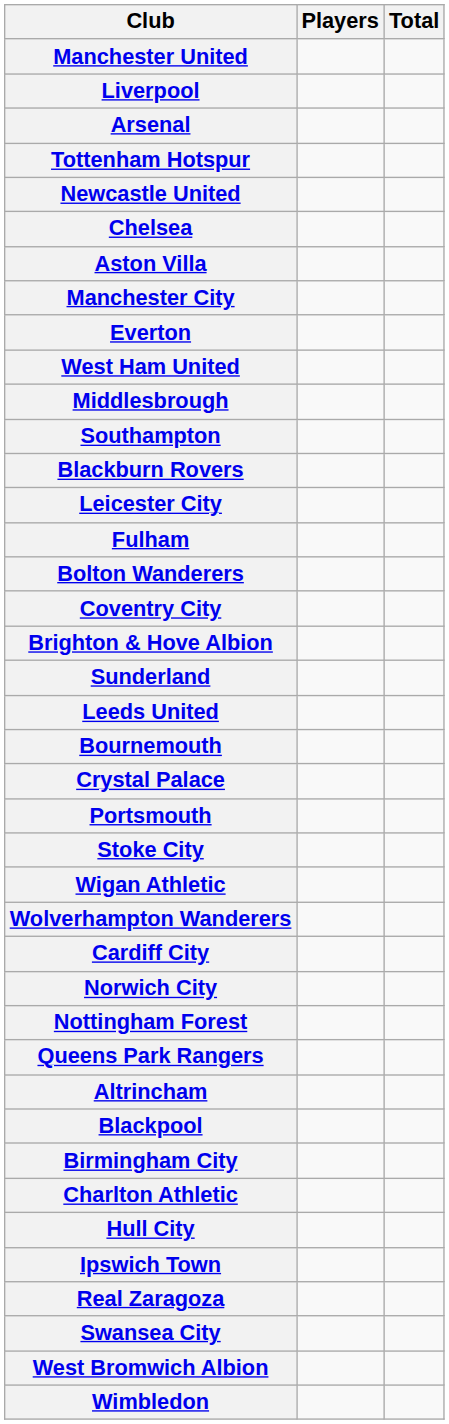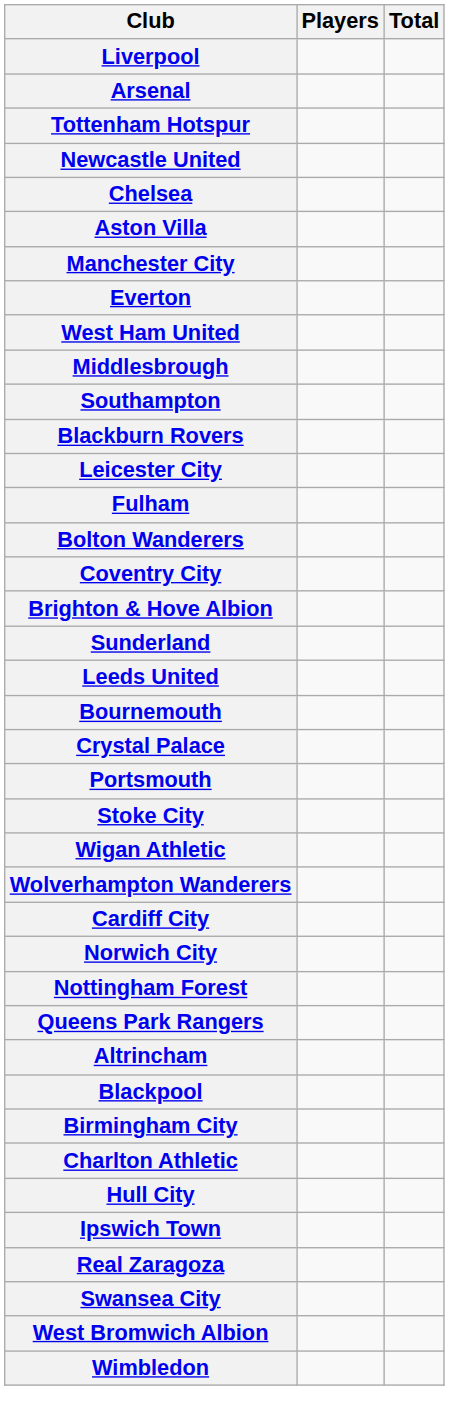- row: (151, 56)
